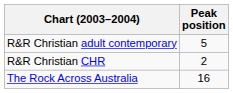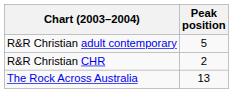(204, 79) 16 -> (204, 79) 13
